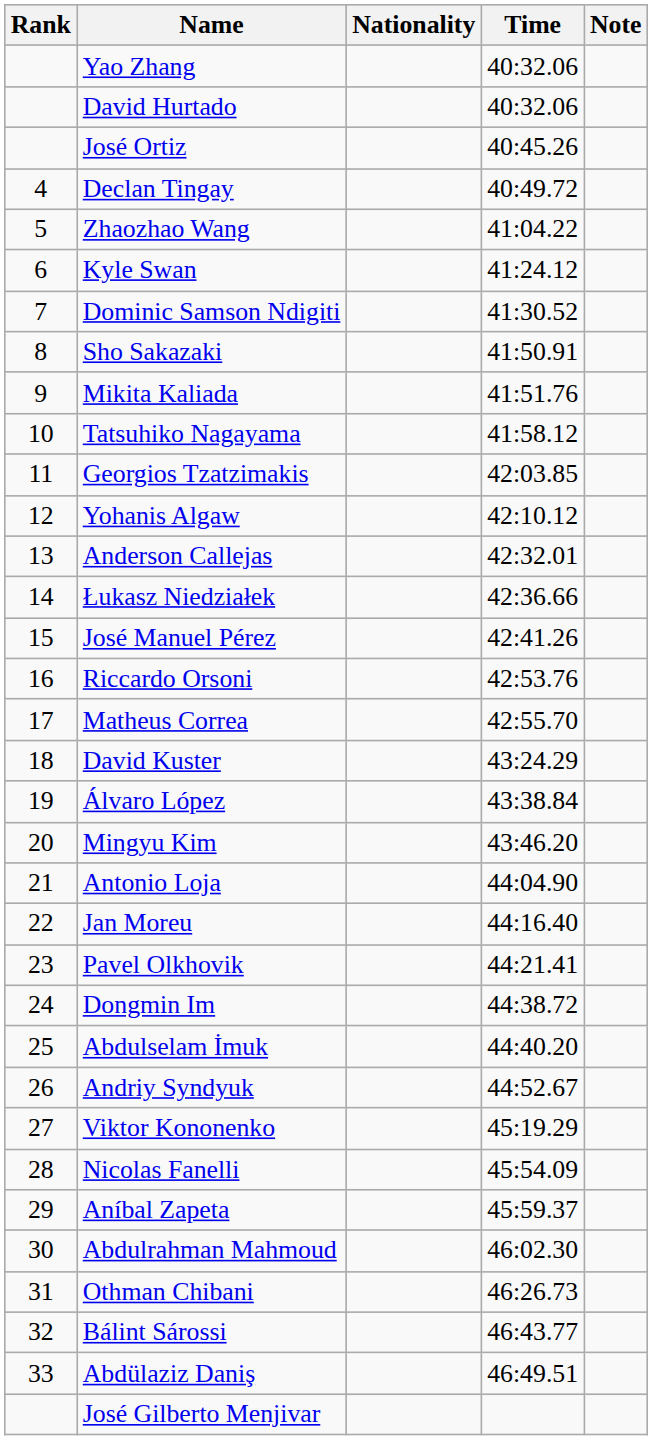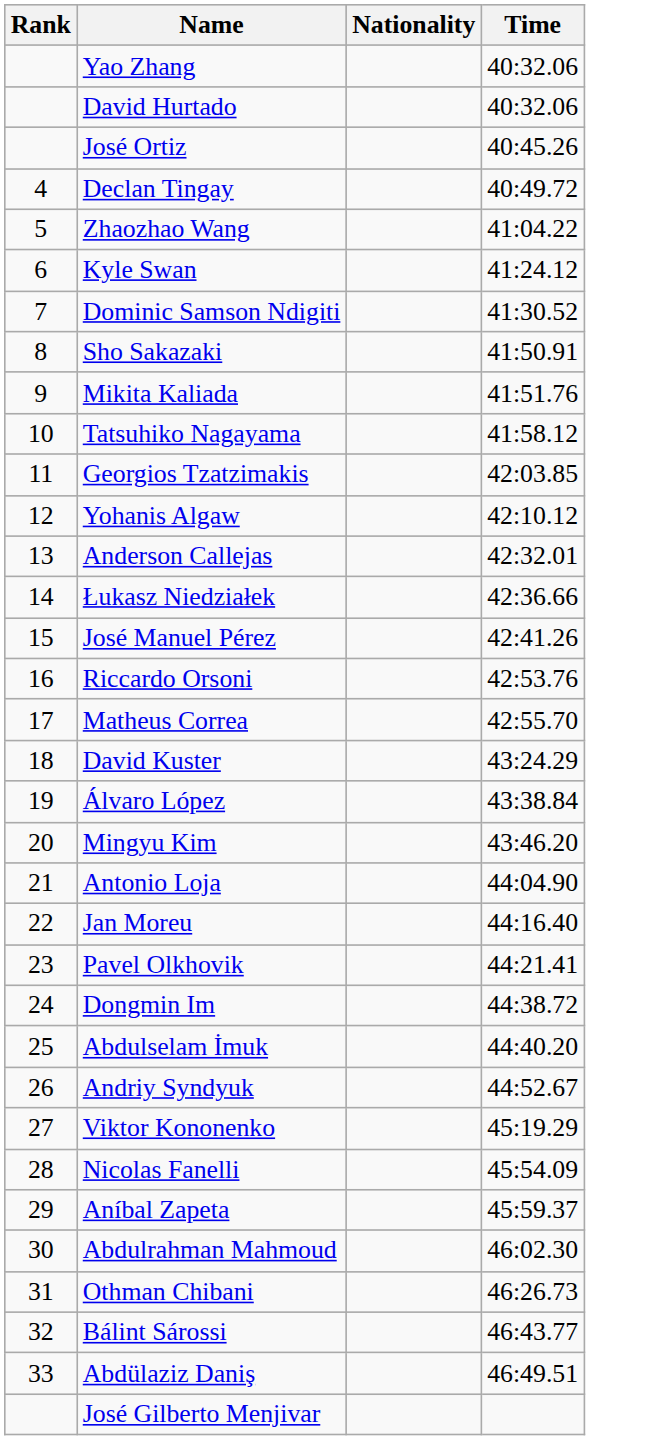- column: (616, 24)
